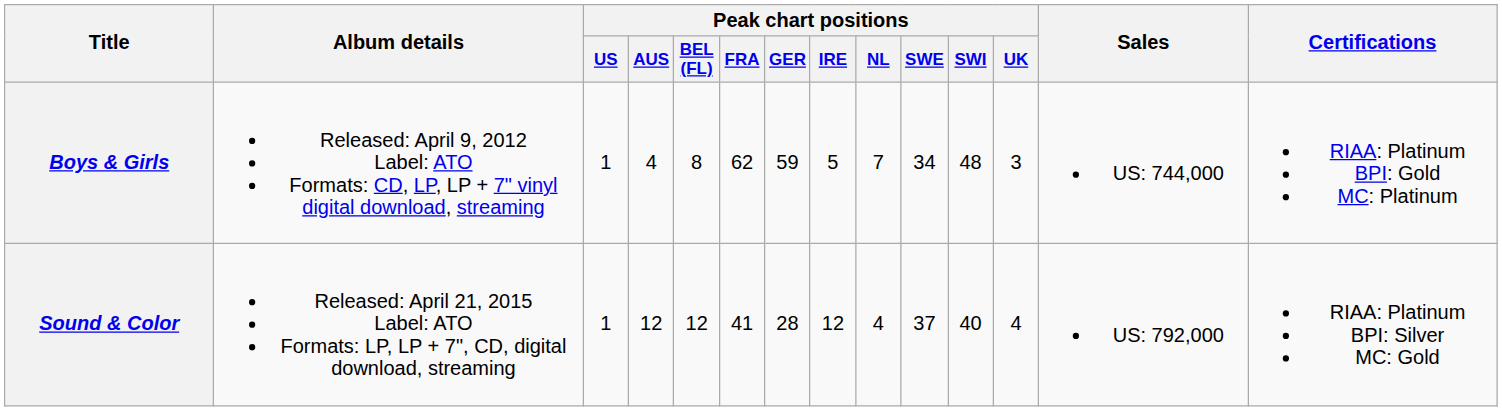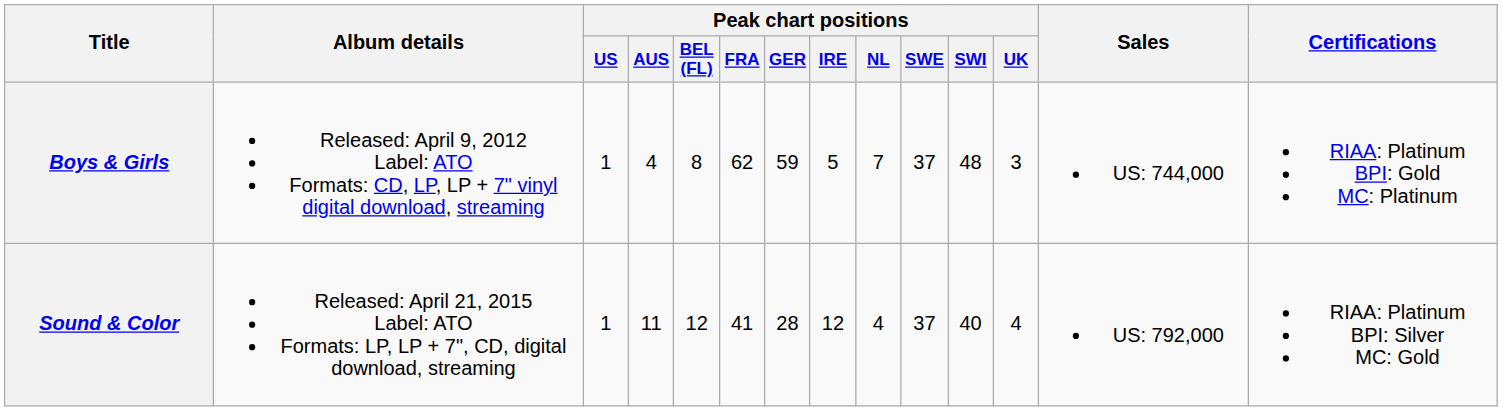(924, 162) 34 -> (924, 162) 37
(651, 324) 12 -> (651, 324) 11
